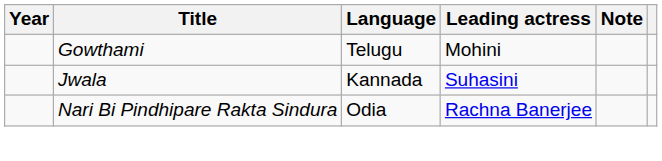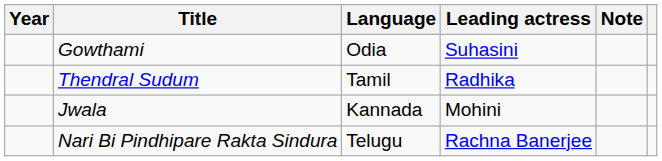(374, 49) Telugu -> (366, 49) Odia
(473, 49) Mohini -> (481, 49) Suhasini
+ row: (128, 79)
(481, 79) Suhasini -> (473, 110) Mohini
(366, 110) Odia -> (374, 140) Telugu
